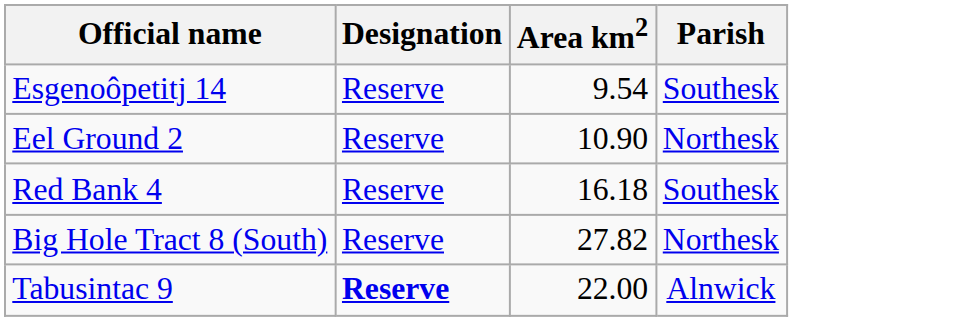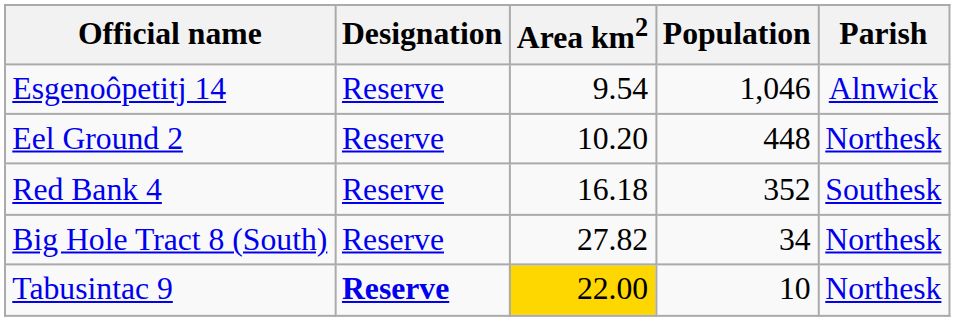+ column: (737, 33)
(721, 88) Southesk -> (883, 88) Alnwick
(613, 138) 10.90 -> (613, 138) 10.20
(613, 289) no background -> (613, 289) gold background
(721, 289) Alnwick -> (883, 289) Northesk
